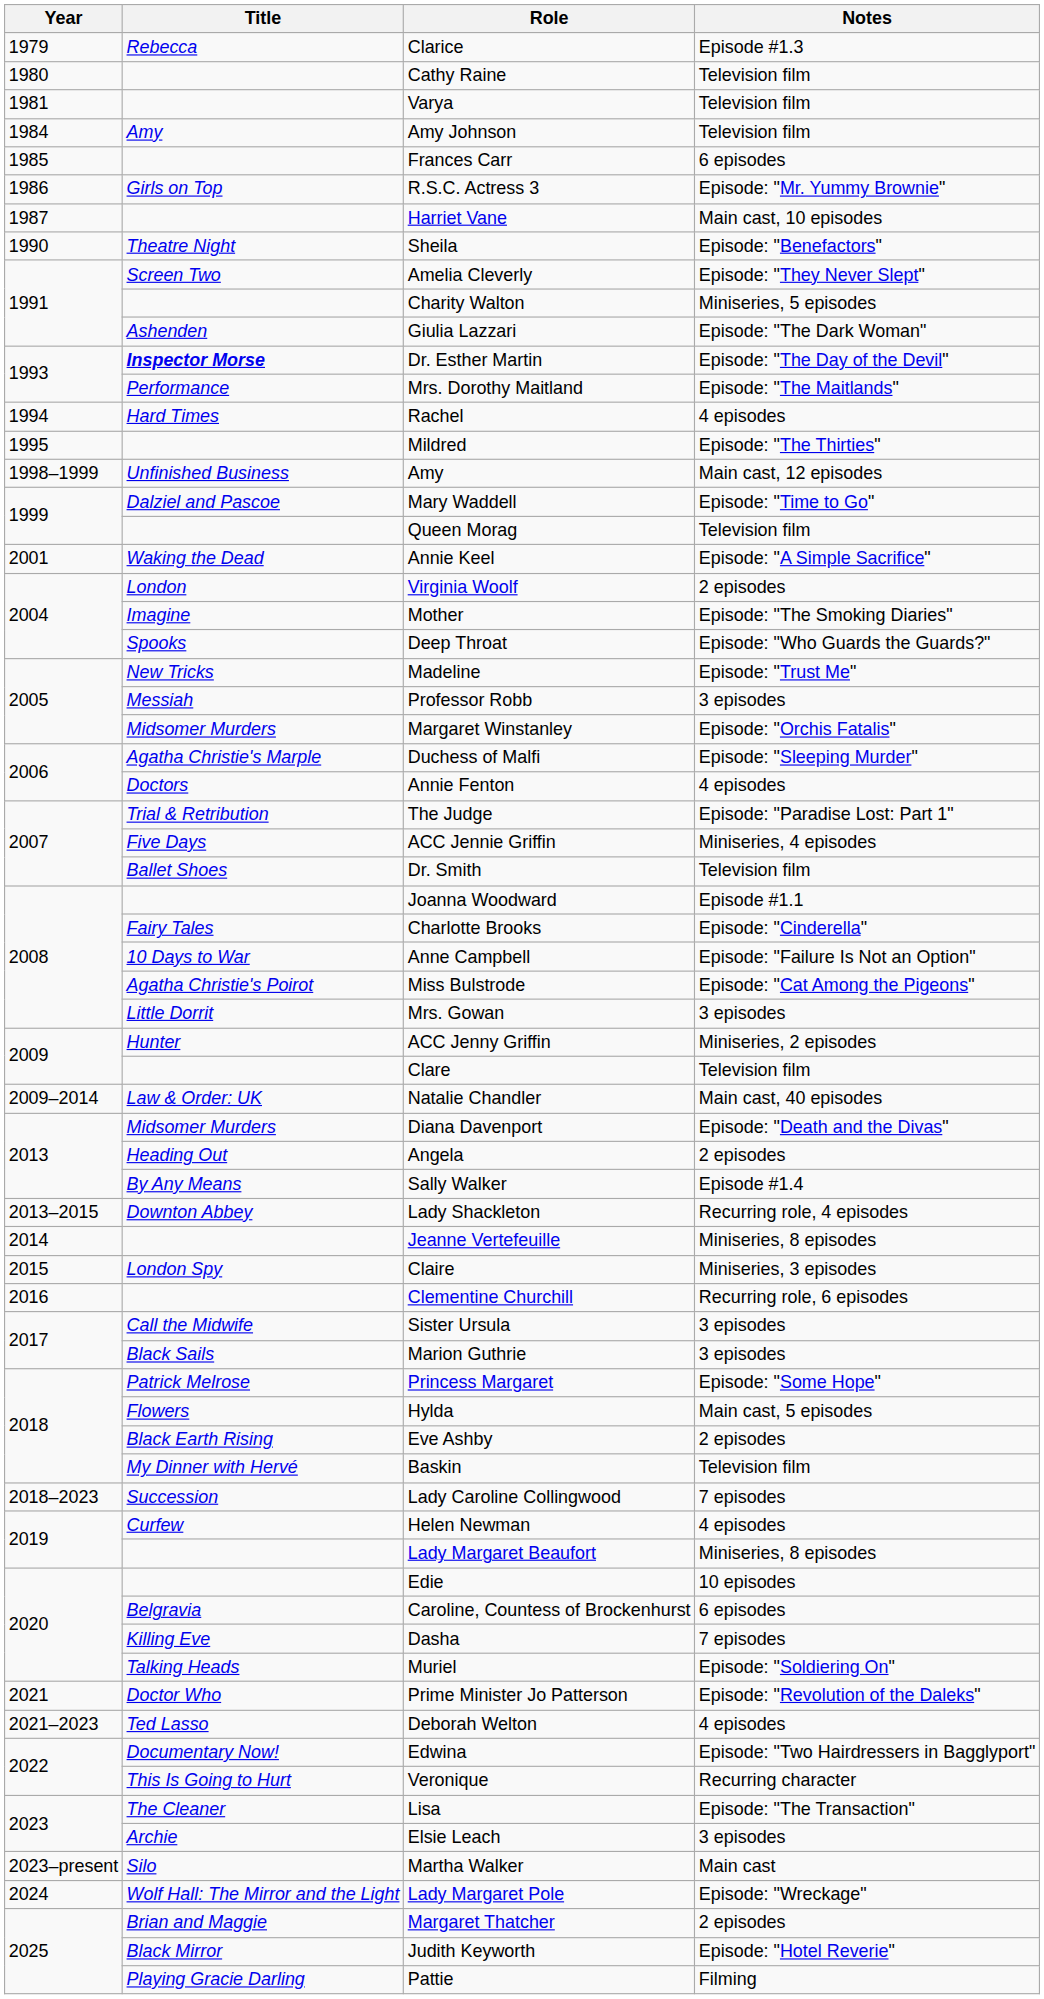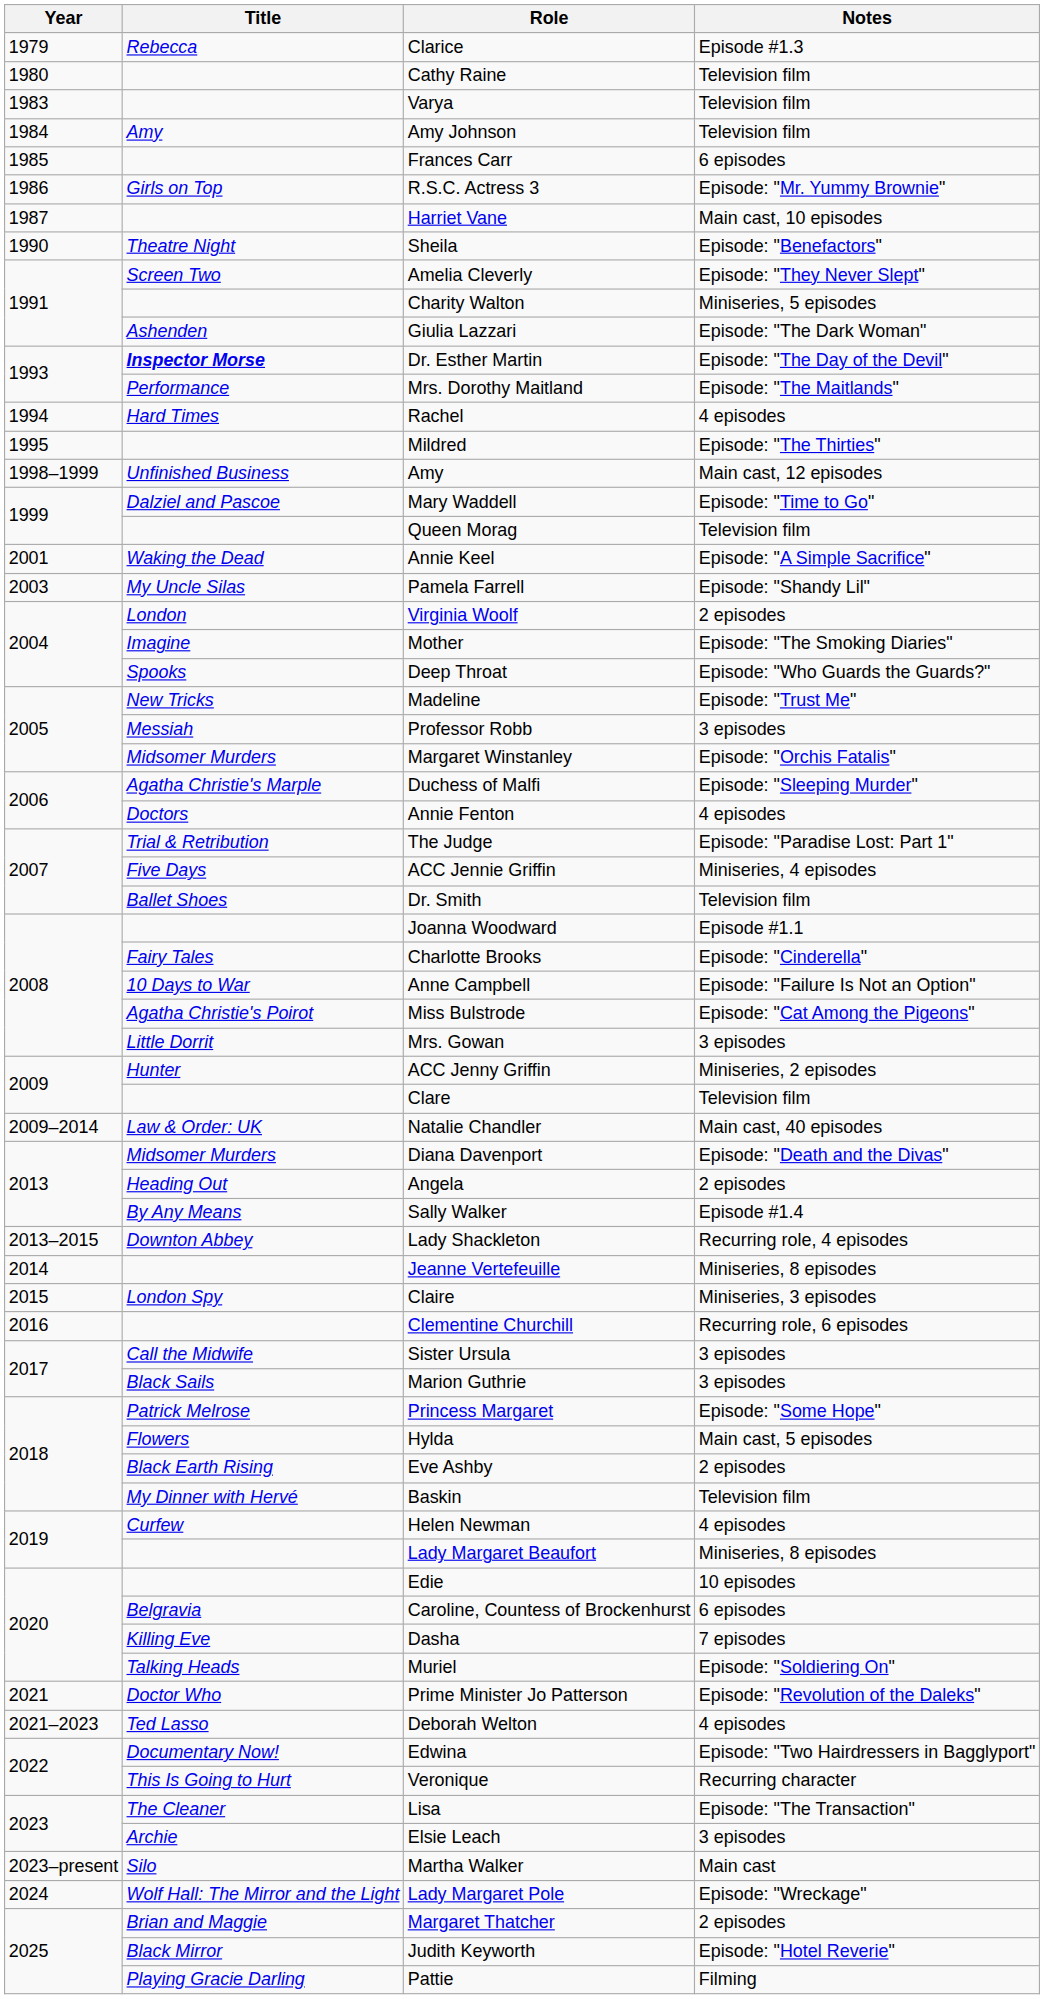(29, 103) 1981 -> (29, 103) 1983
+ row: (466, 587)
- row: (514, 1496)
